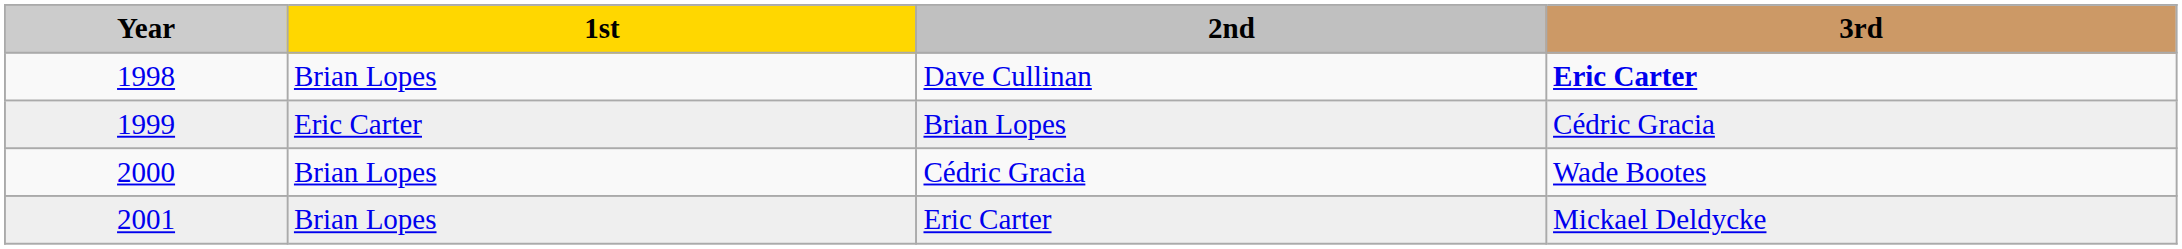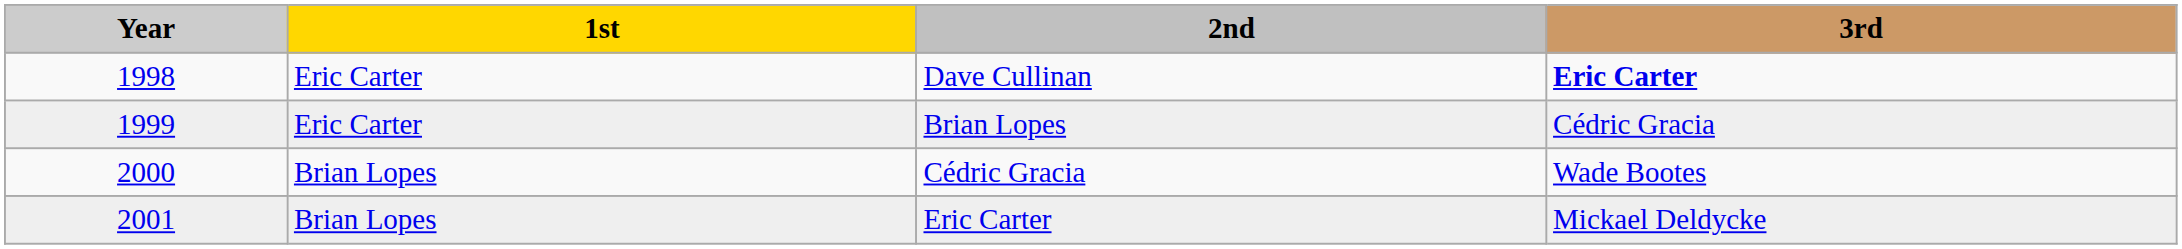(365, 76) Brian Lopes -> (358, 76) Eric Carter
